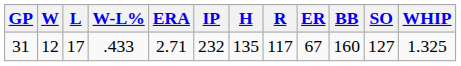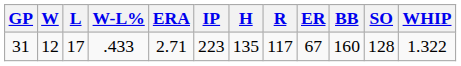(211, 46) 232 -> (211, 46) 223
(381, 46) 127 -> (381, 46) 128
(427, 46) 1.325 -> (427, 46) 1.322
